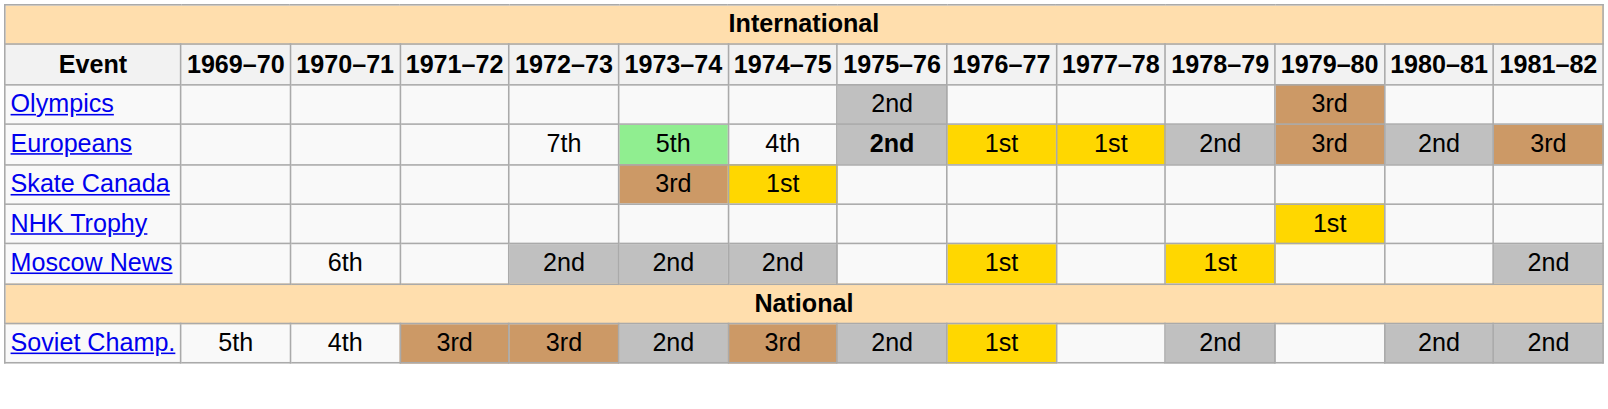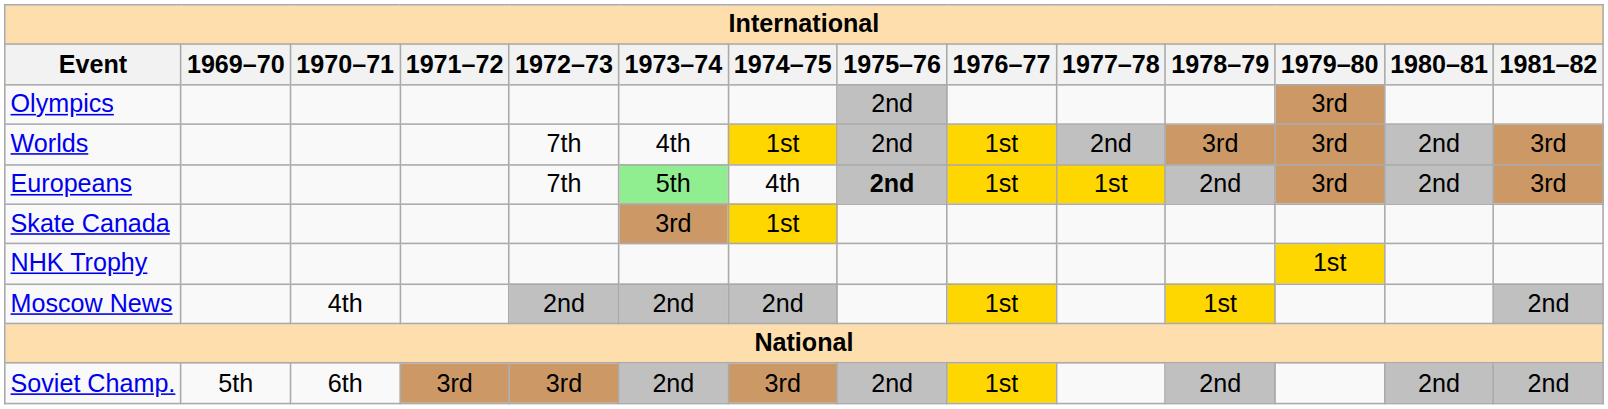+ row: (49, 143)
(345, 263) 6th -> (345, 303) 4th
(345, 343) 4th -> (345, 382) 6th
